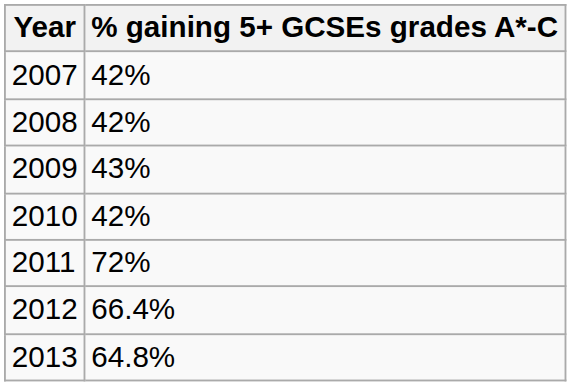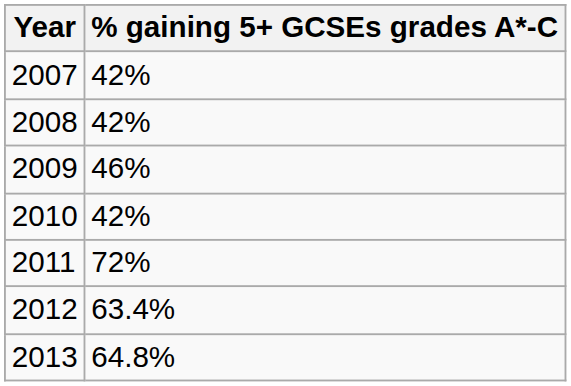(121, 168) 43% -> (121, 168) 46%
(133, 309) 66.4% -> (133, 309) 63.4%
